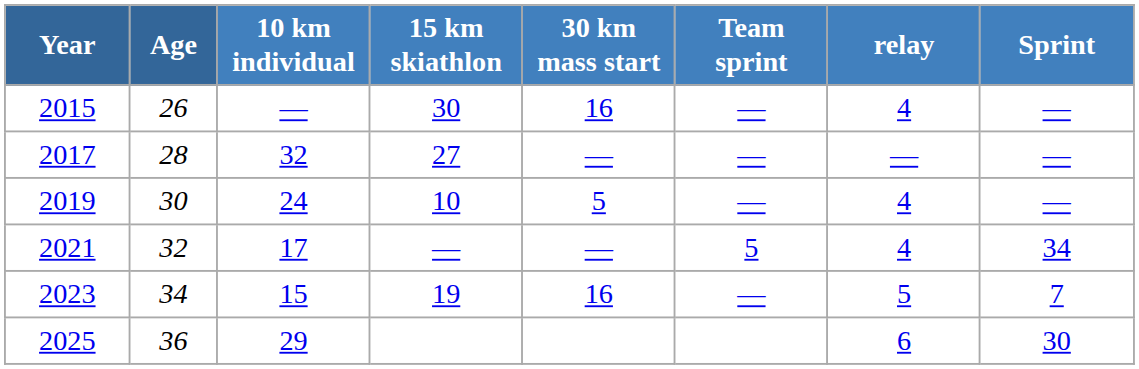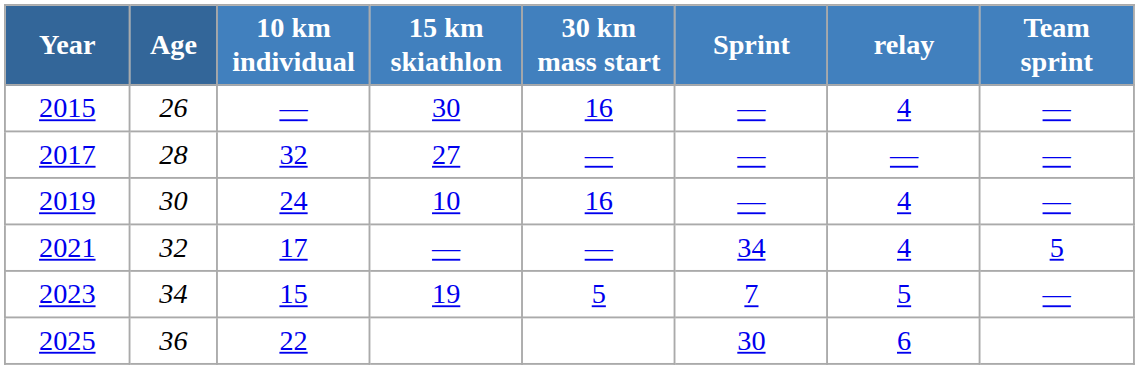columns swapped: (1057, 44) <-> (751, 44)
(599, 201) 5 -> (599, 201) 16
(599, 294) 16 -> (599, 294) 5
(294, 341) 29 -> (294, 341) 22
